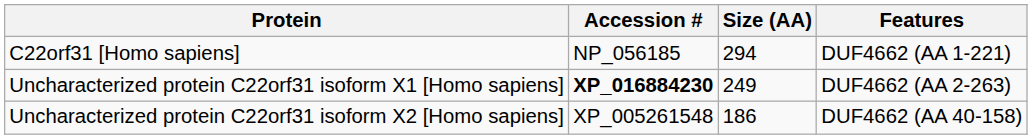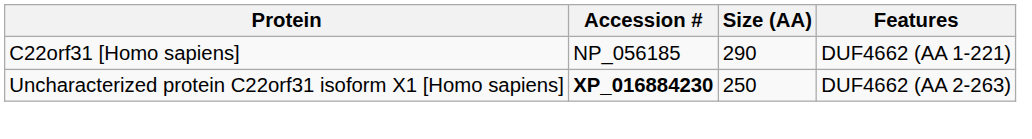(740, 52) 294 -> (740, 52) 290
(740, 85) 249 -> (740, 85) 250
- row: (287, 117)
